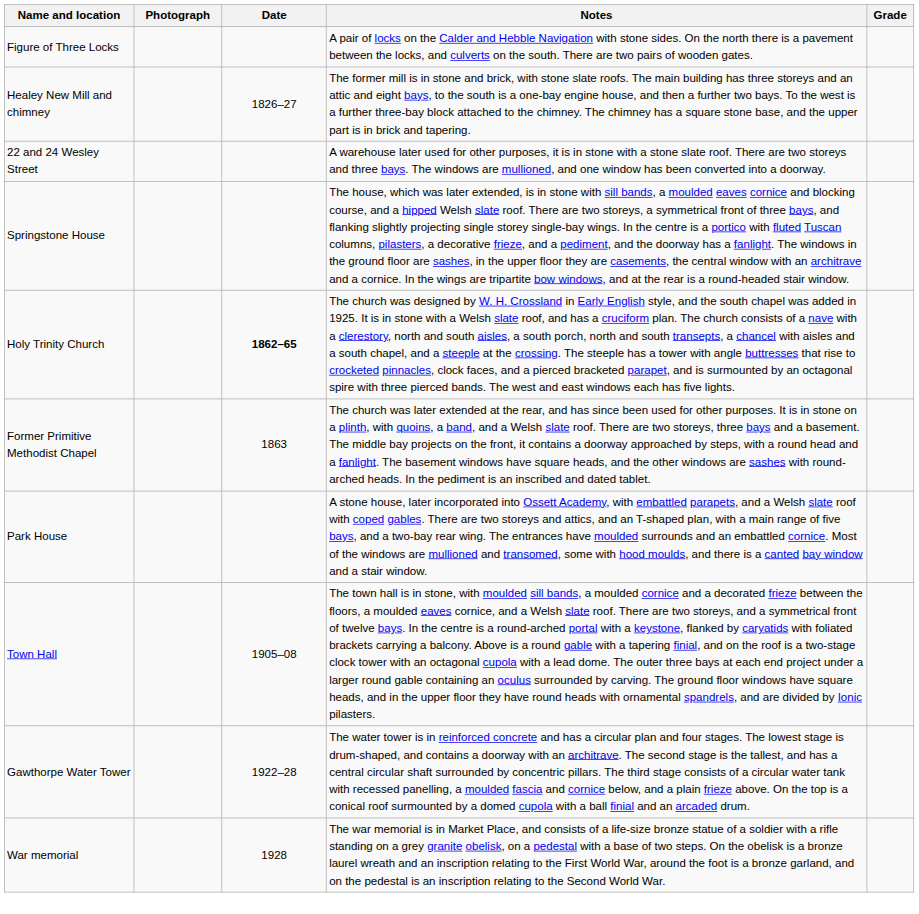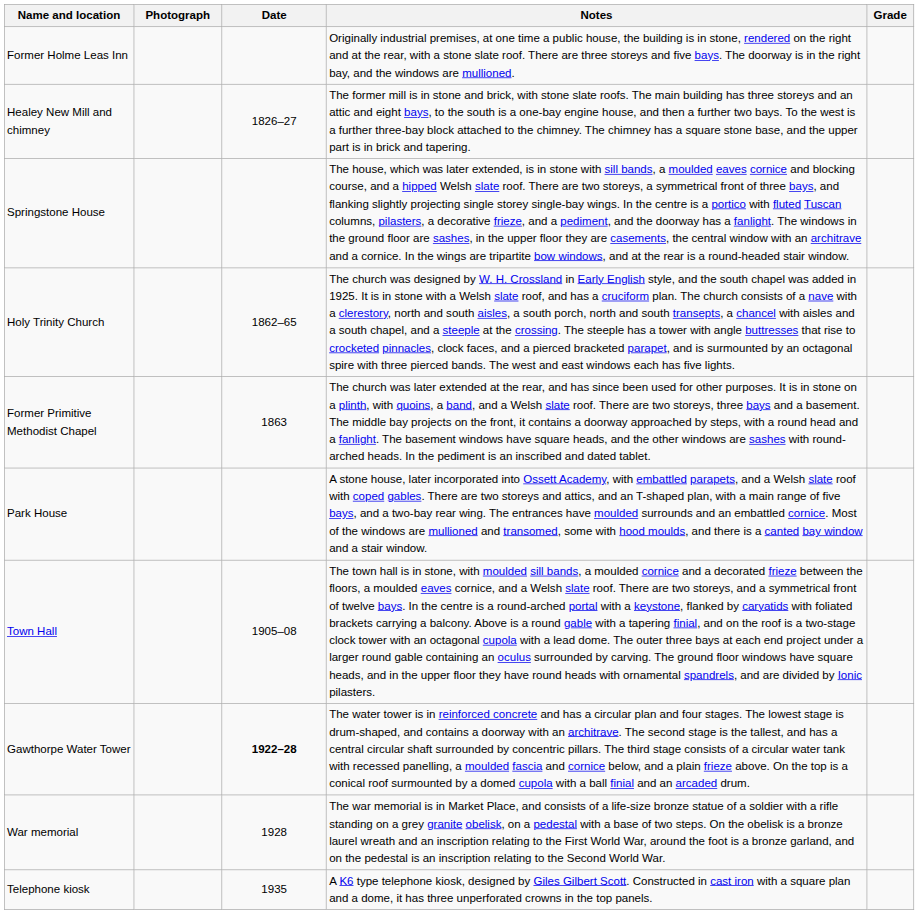- row: (63, 47)
+ row: (68, 55)
- row: (53, 161)
(274, 344) bold -> (274, 322) normal
(274, 772) normal -> (274, 749) bold
+ row: (48, 889)
